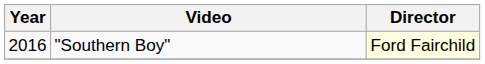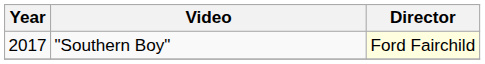(28, 45) 2016 -> (28, 45) 2017
